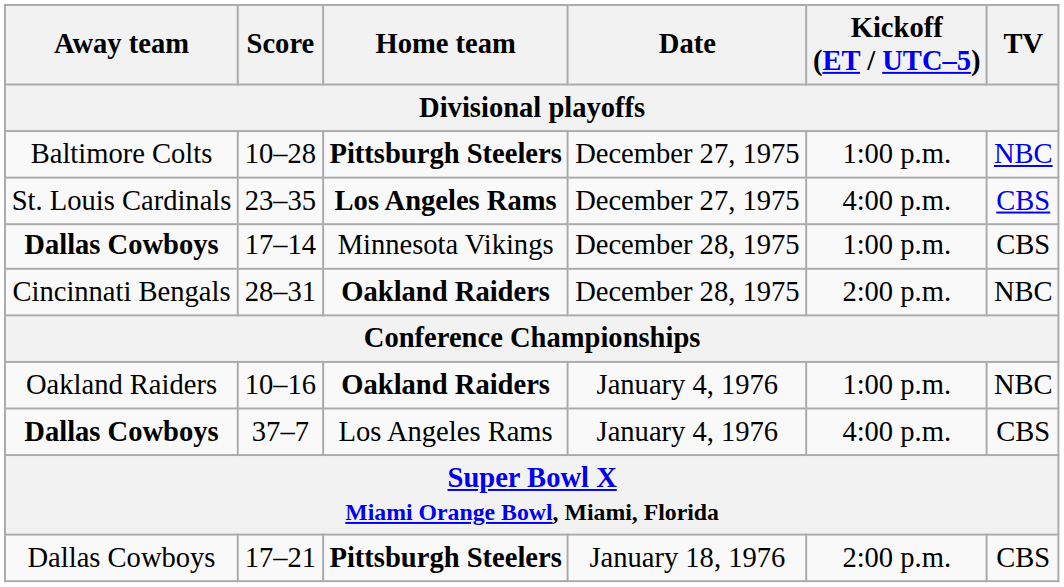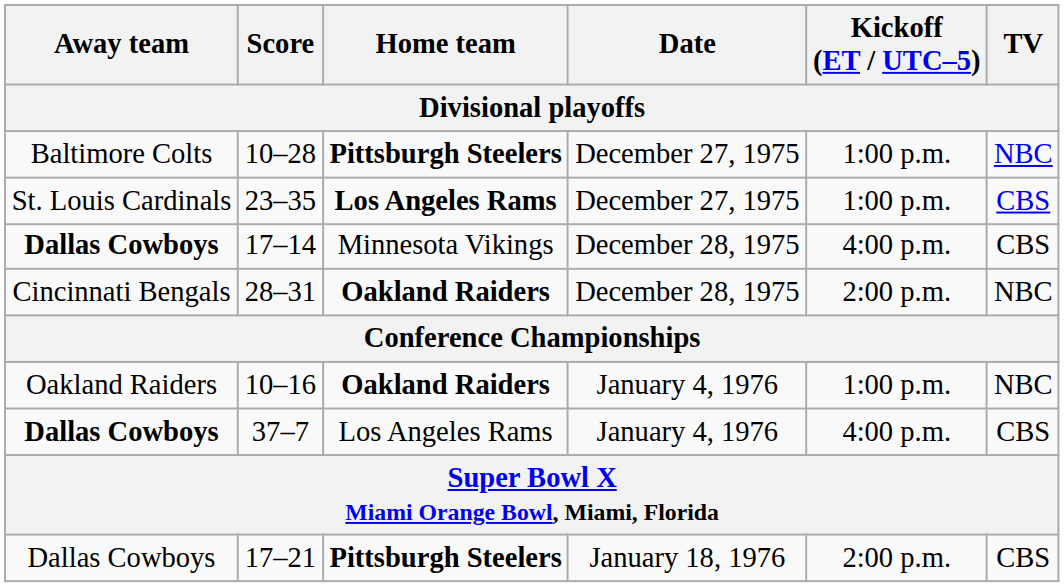(897, 199) 4:00 p.m. -> (897, 199) 1:00 p.m.
(897, 245) 1:00 p.m. -> (897, 245) 4:00 p.m.
